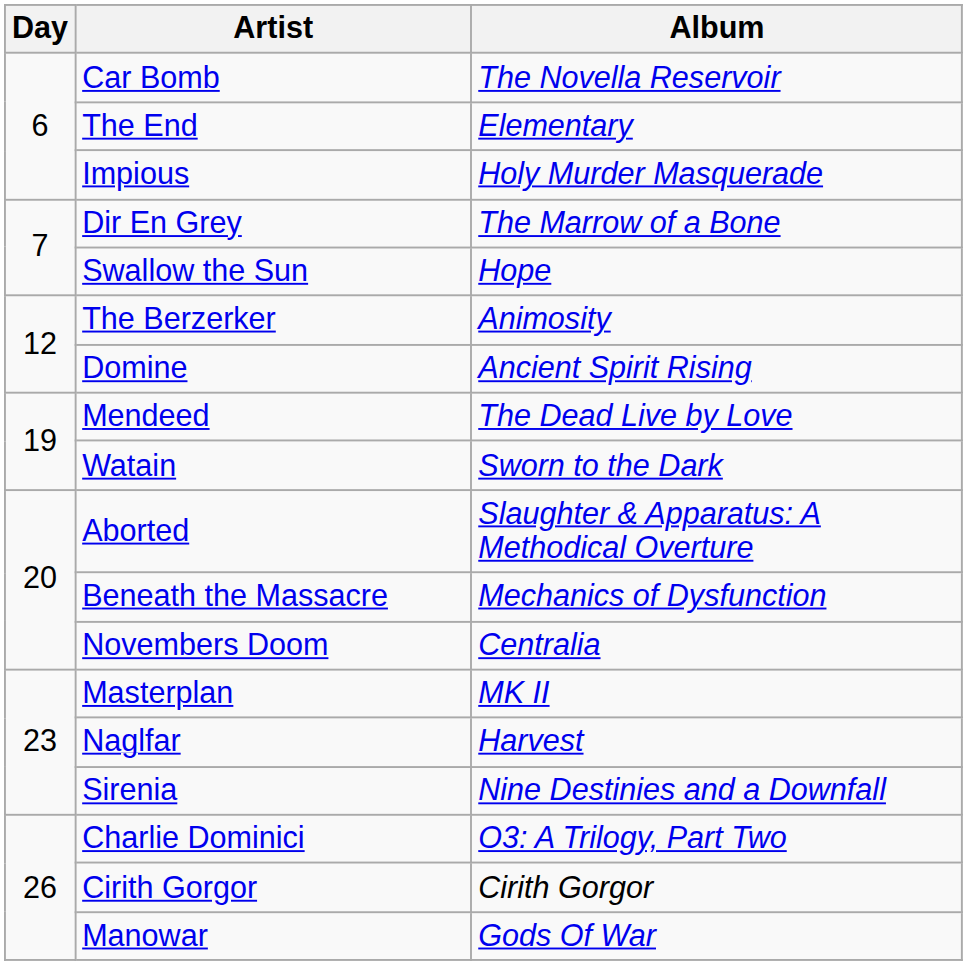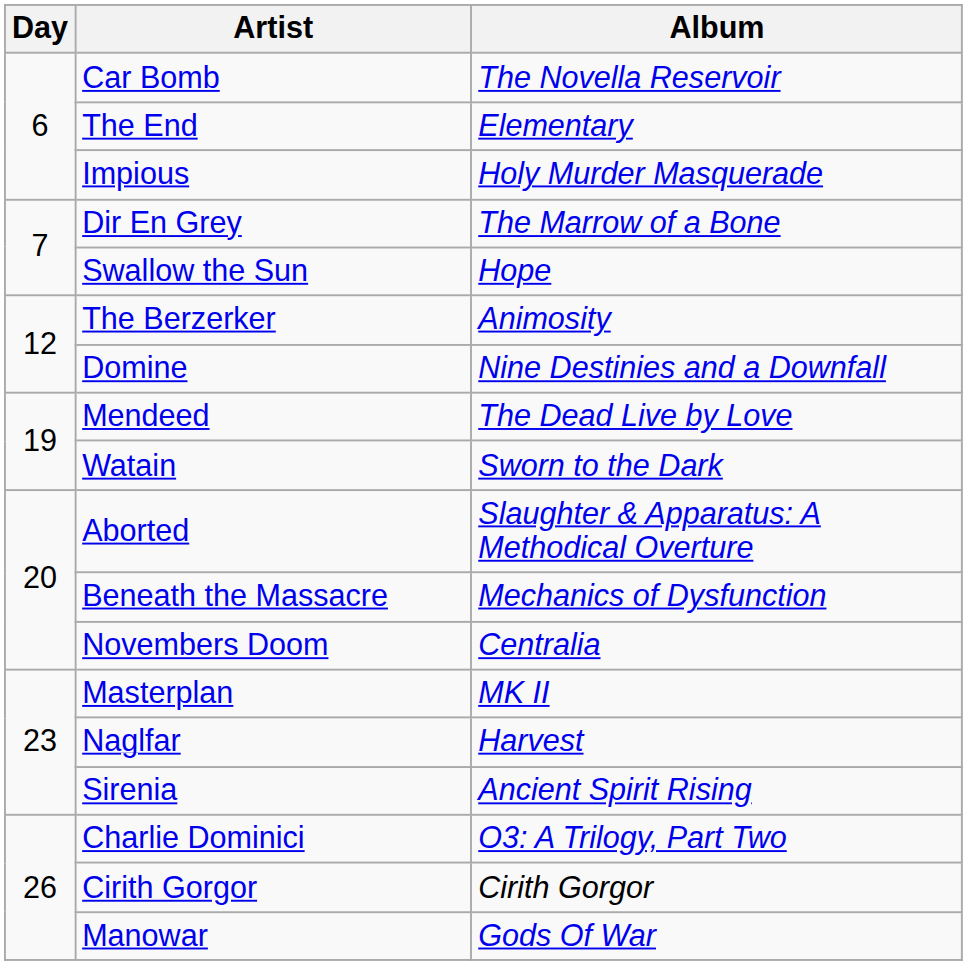(615, 367) Ancient Spirit Rising -> (682, 367) Nine Destinies and a Downfall
(682, 790) Nine Destinies and a Downfall -> (615, 790) Ancient Spirit Rising
